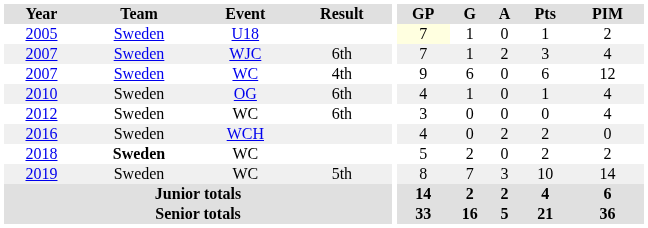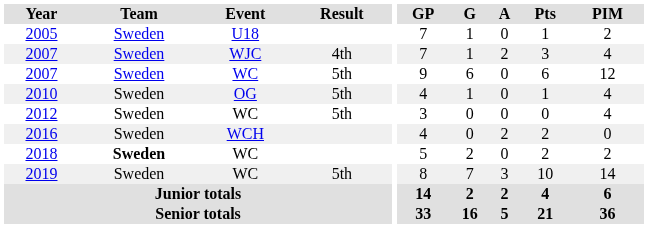(423, 34) lightyellow background -> (423, 34) no background
(342, 54) 6th -> (342, 54) 4th
(342, 74) 4th -> (342, 74) 5th
(342, 94) 6th -> (342, 94) 5th
(342, 114) 6th -> (342, 114) 5th
